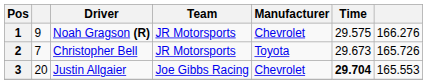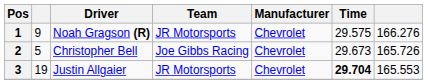(38, 51) 7 -> (38, 51) 5
(196, 51) JR Motorsports -> (202, 51) Joe Gibbs Racing
(272, 51) Toyota -> (280, 51) Chevrolet
(41, 70) 20 -> (41, 70) 19
(202, 70) Joe Gibbs Racing -> (196, 70) JR Motorsports
